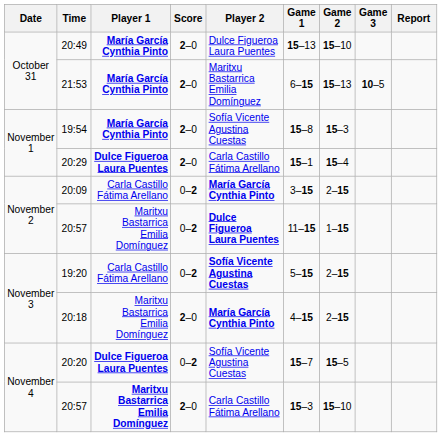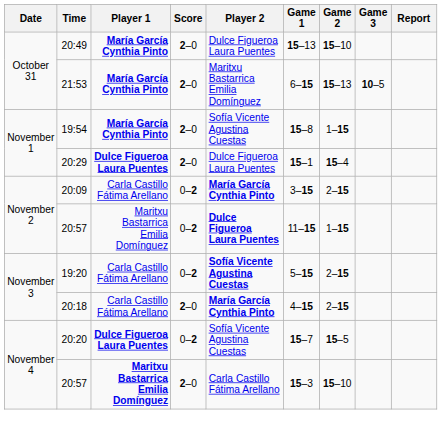(337, 129) 15–3 -> (337, 129) 1–15
(244, 163) Carla Castillo Fátima Arellano -> (243, 163) Dulce Figueroa Laura Puentes
(142, 318) Maritxu Bastarrica Emilia Domínguez -> (133, 307) Carla Castillo Fátima Arellano
